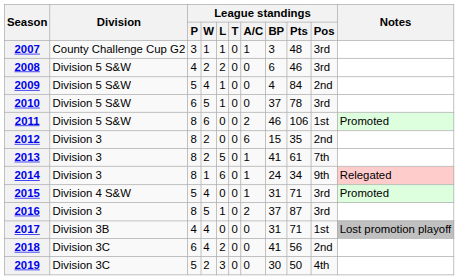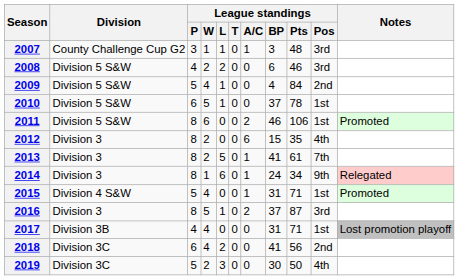(322, 103) 3rd -> (321, 103) 1st
(323, 139) 2nd -> (322, 139) 4th
(322, 193) 3rd -> (321, 193) 1st
